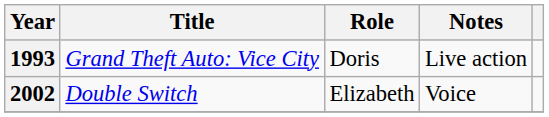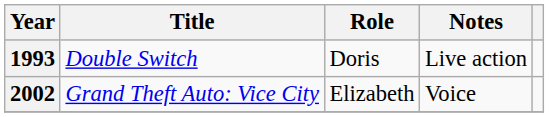(192, 58) Grand Theft Auto: Vice City -> (132, 58) Double Switch
(132, 93) Double Switch -> (192, 93) Grand Theft Auto: Vice City
